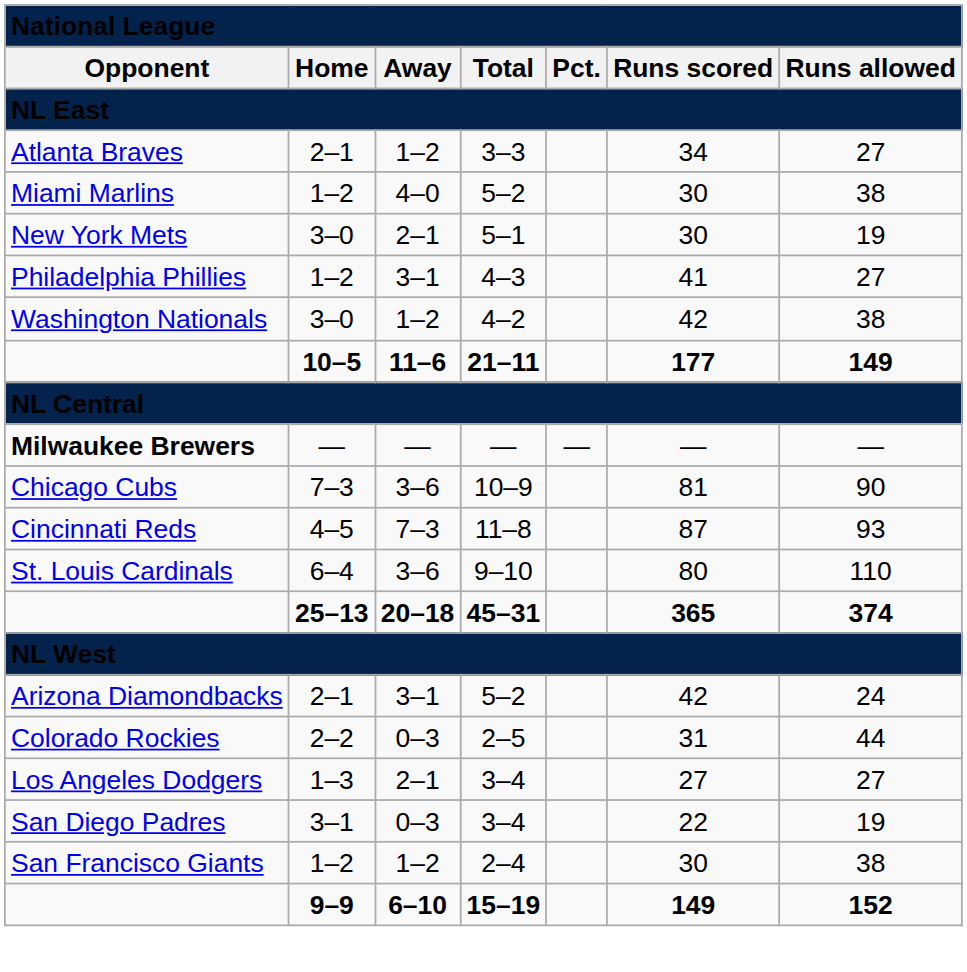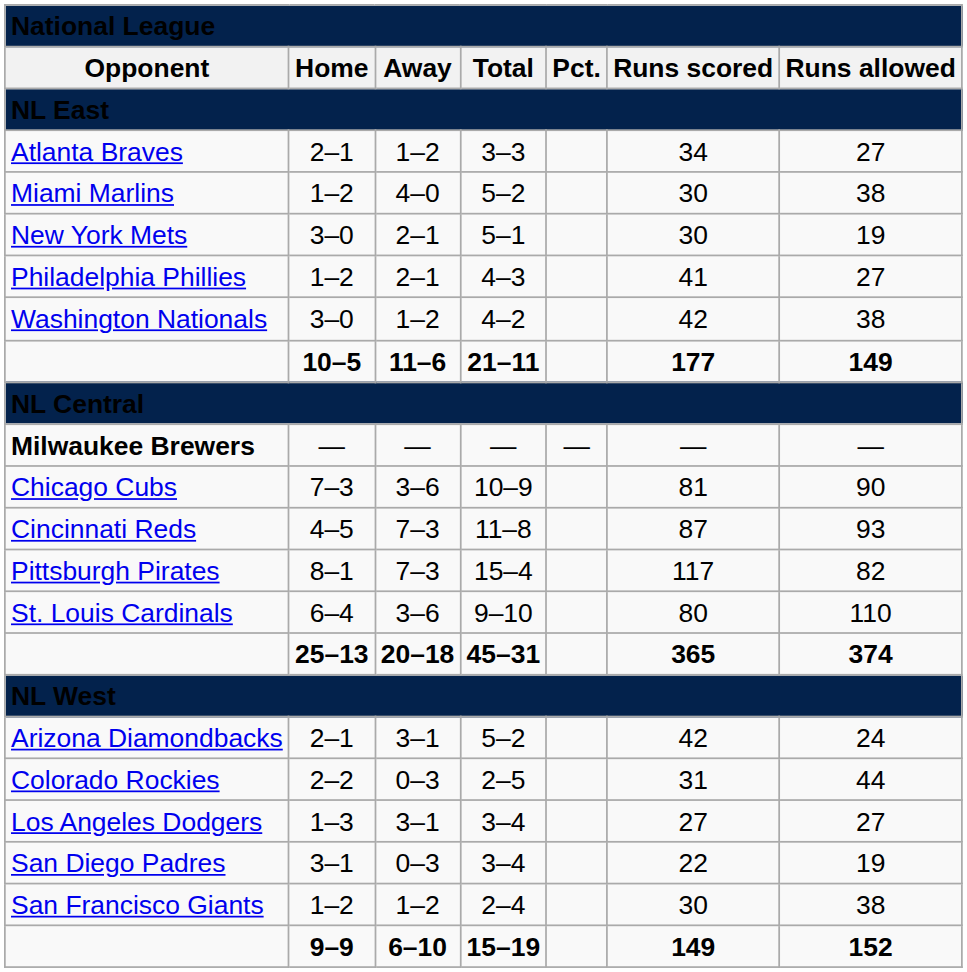(418, 277) 3–1 -> (418, 277) 2–1
+ row: (115, 570)
(418, 780) 2–1 -> (418, 821) 3–1
